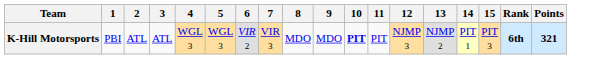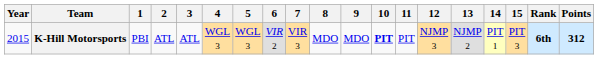+ column: (18, 13)
(549, 38) 321 -> (576, 38) 312
